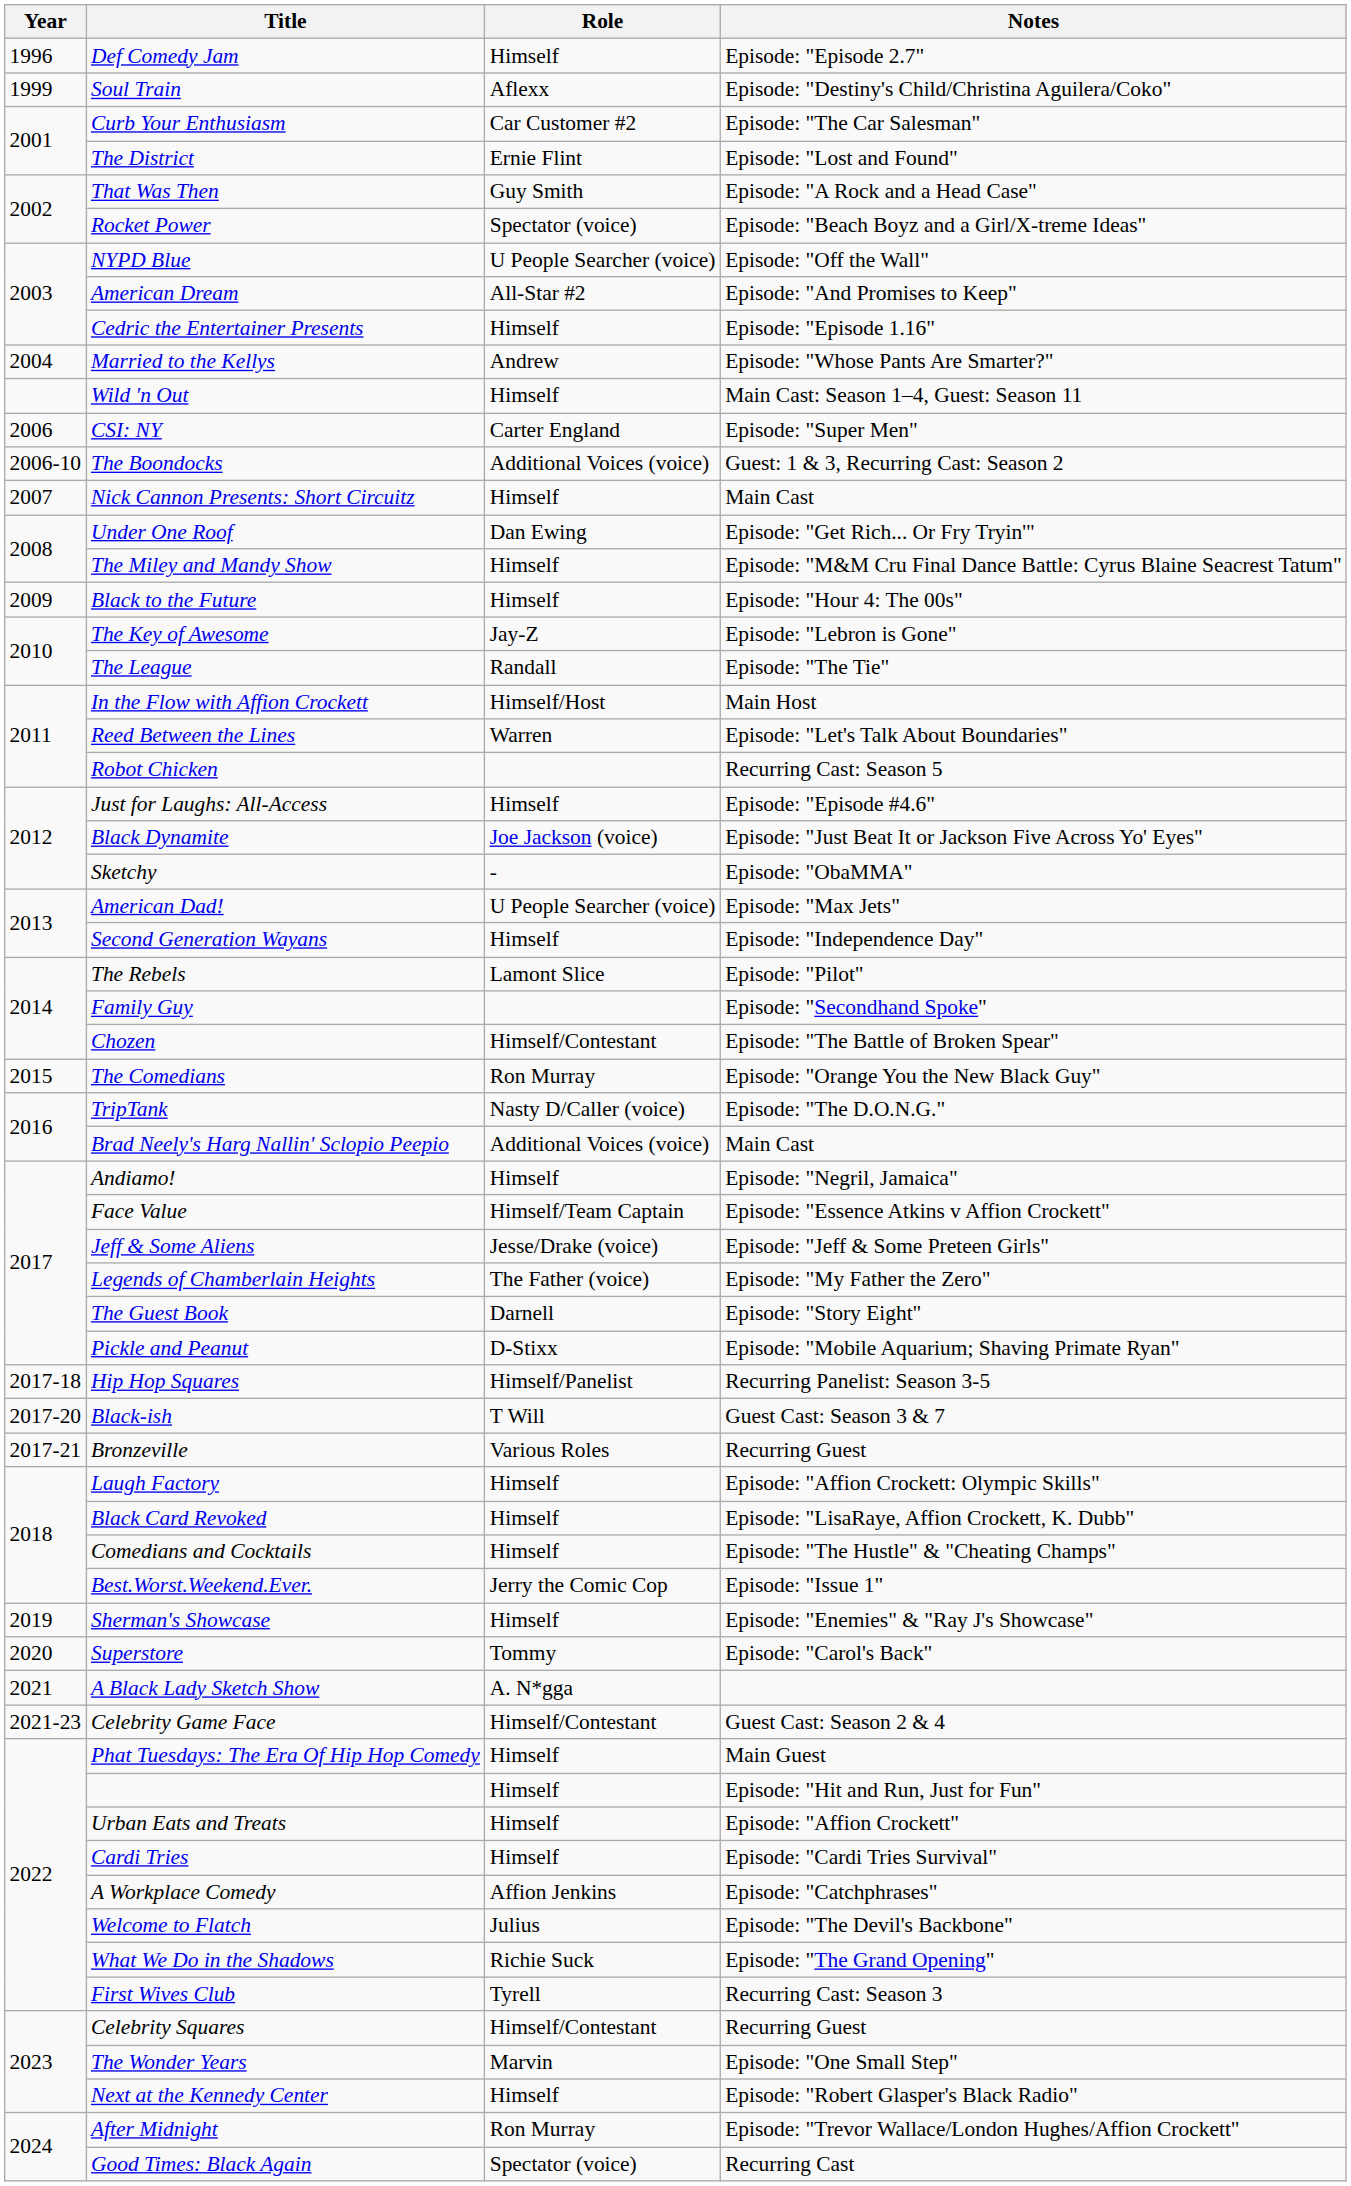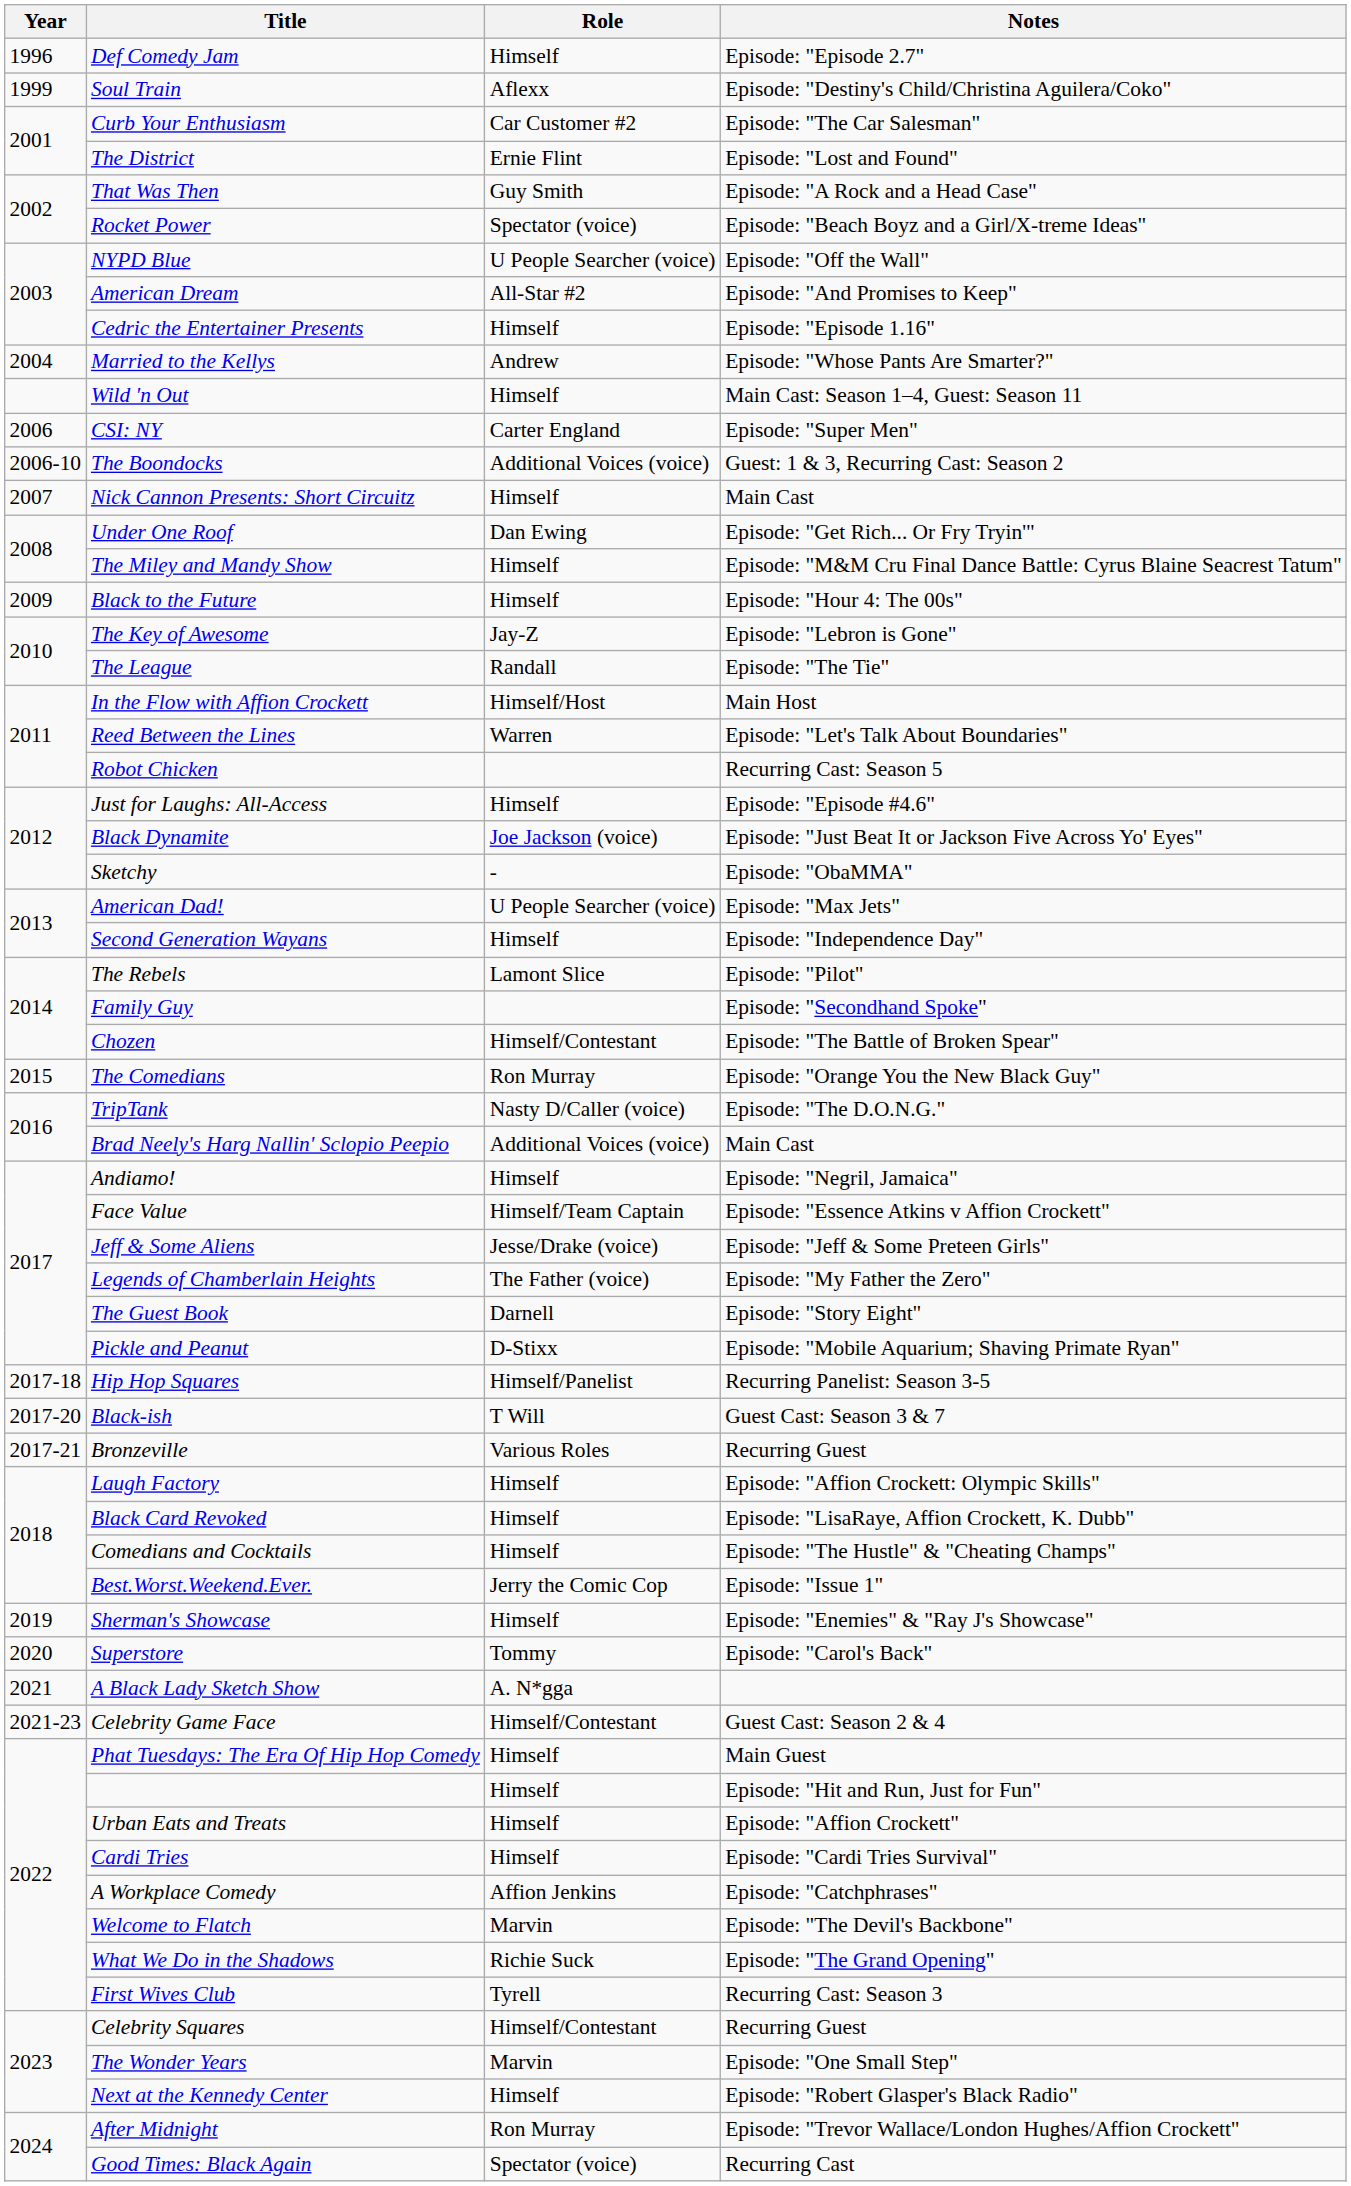(515, 1925) Julius -> (521, 1925) Marvin
